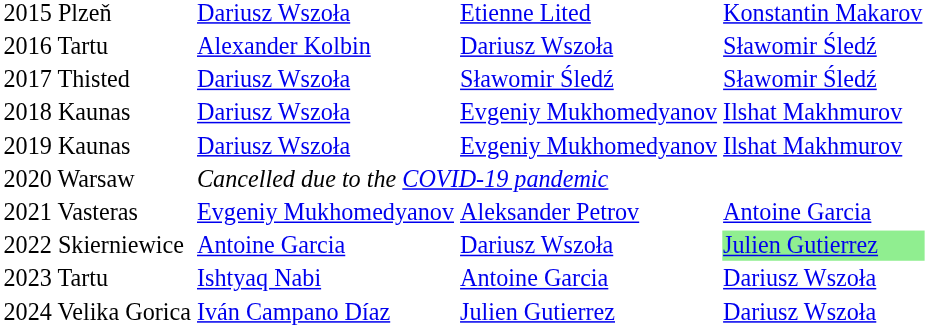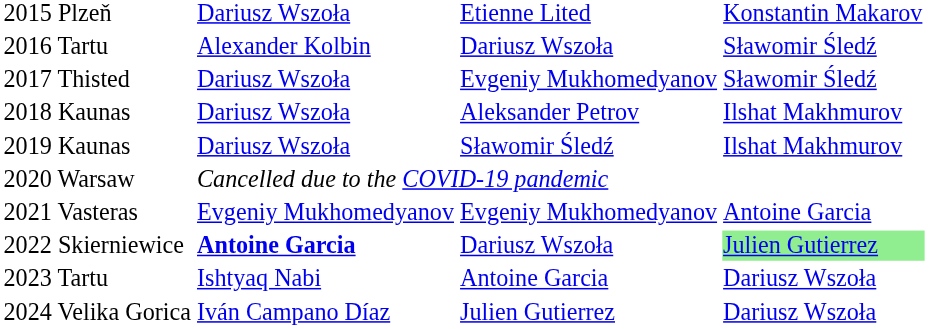(537, 79) Sławomir Śledź -> (589, 79) Evgeniy Mukhomedyanov
(589, 112) Evgeniy Mukhomedyanov -> (550, 112) Aleksander Petrov
(589, 145) Evgeniy Mukhomedyanov -> (537, 145) Sławomir Śledź
(550, 212) Aleksander Petrov -> (589, 212) Evgeniy Mukhomedyanov
(271, 245) normal -> (276, 245) bold
